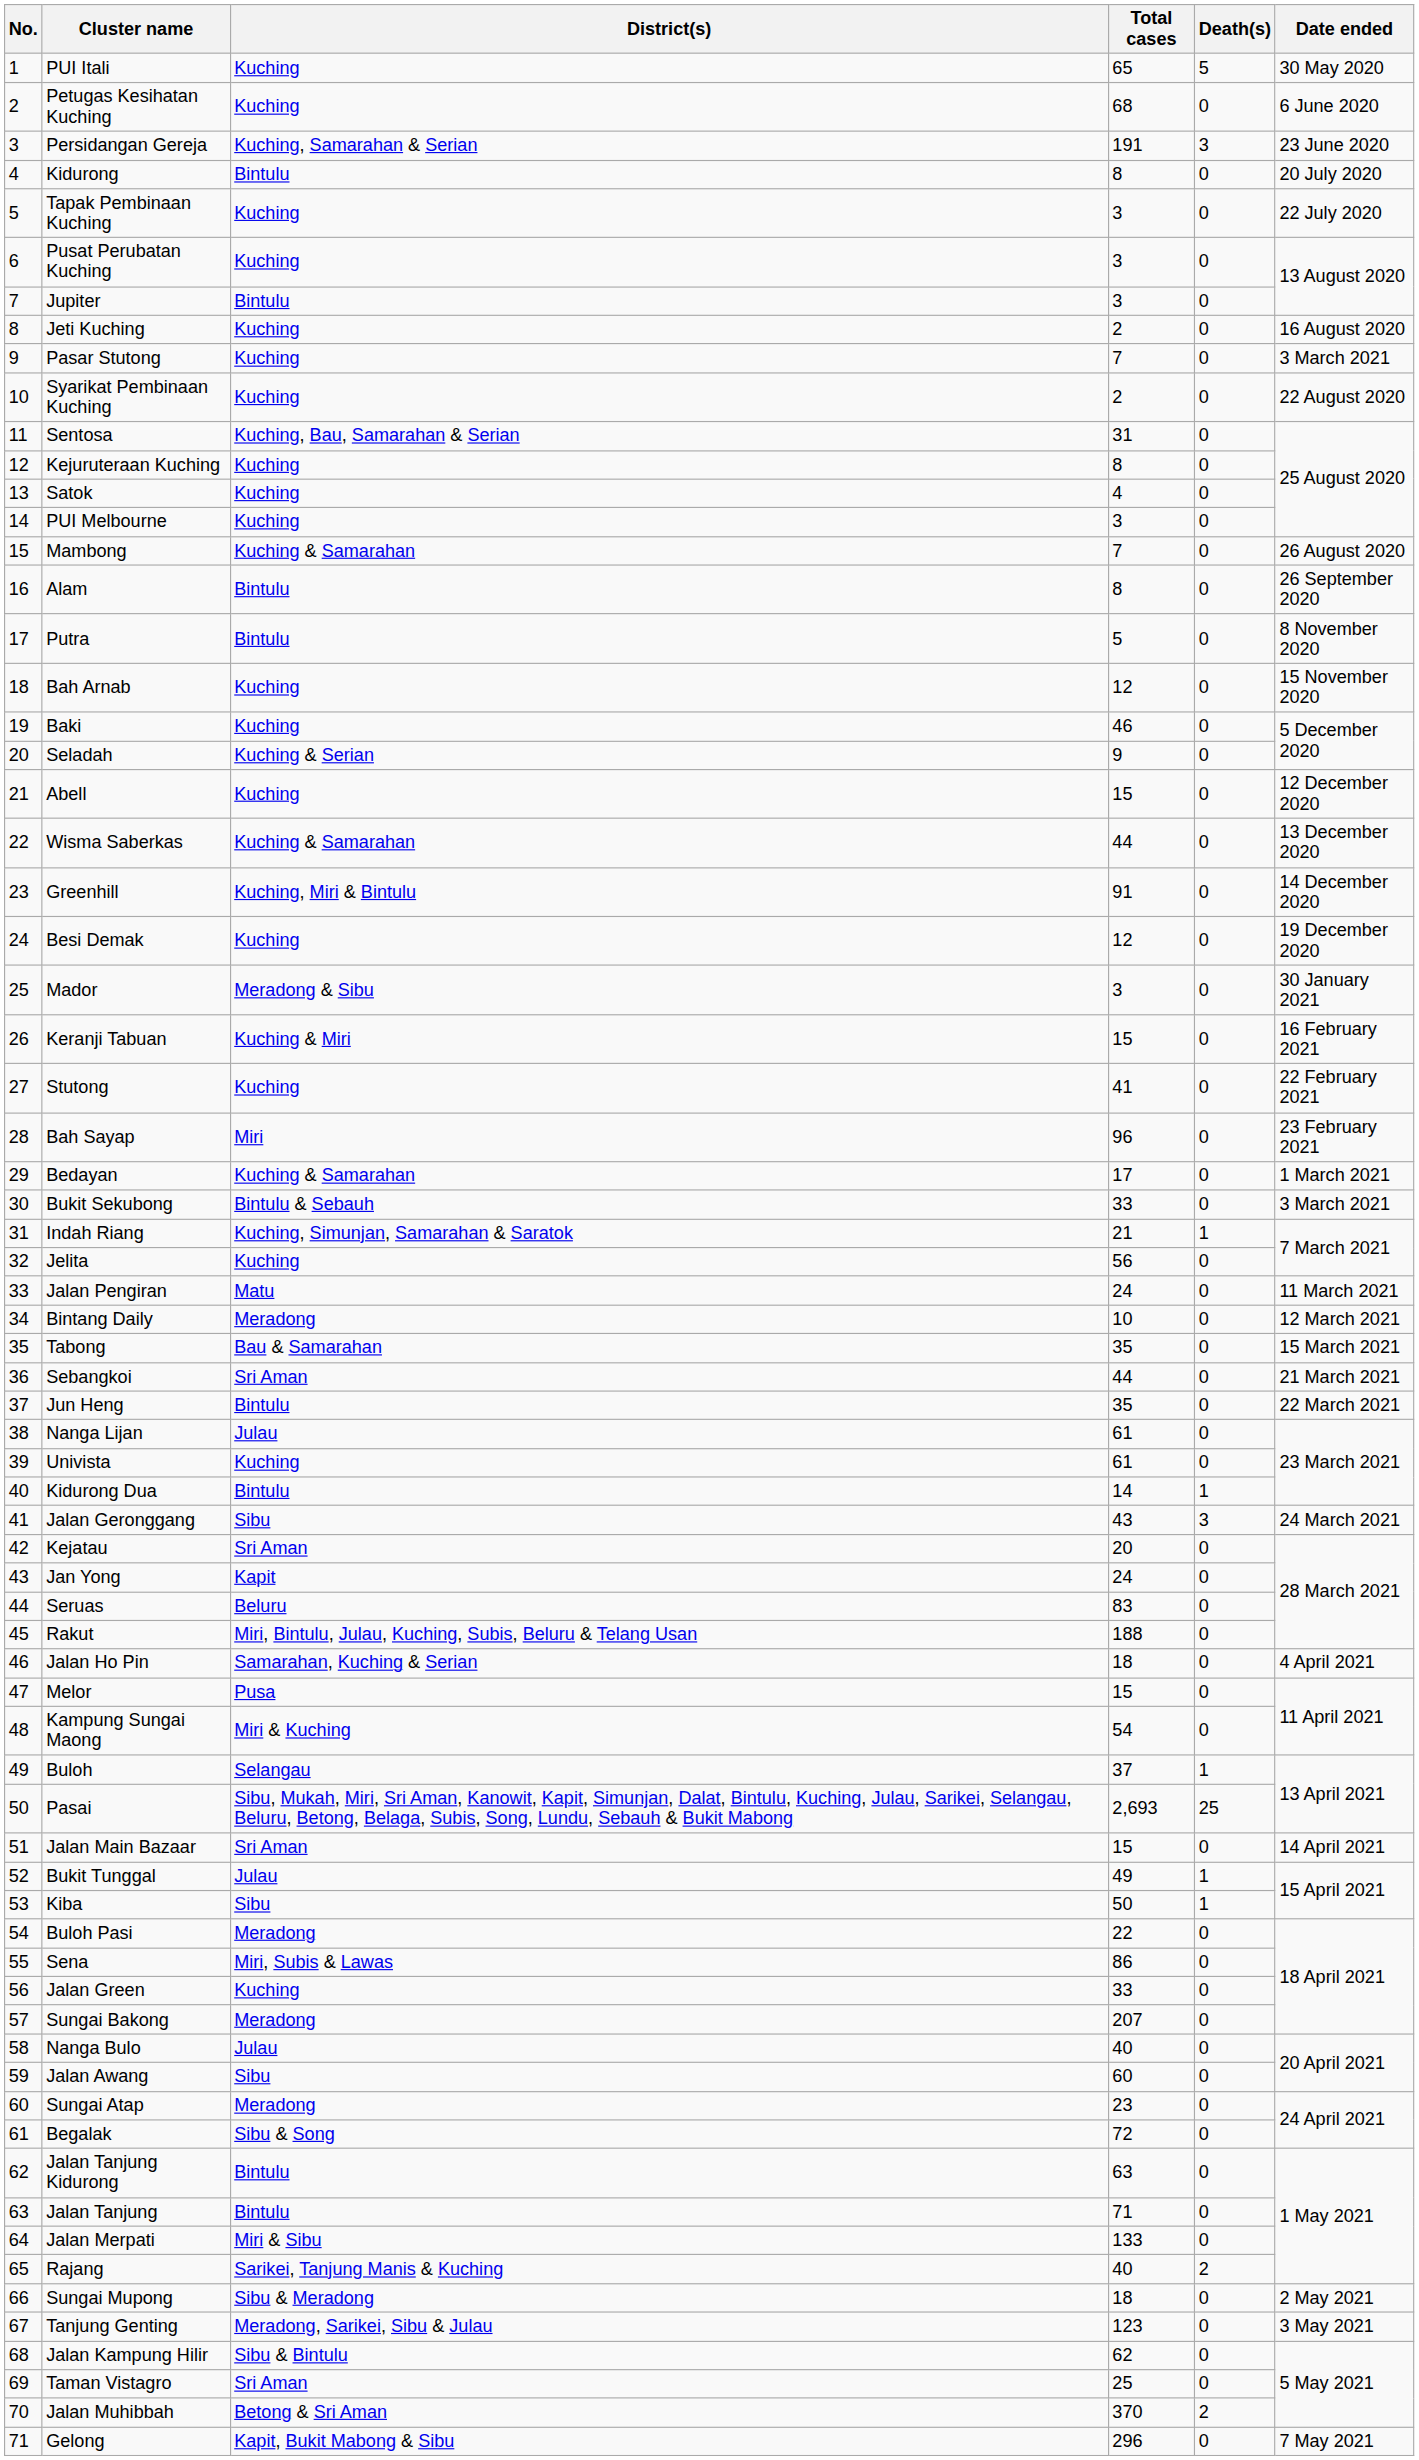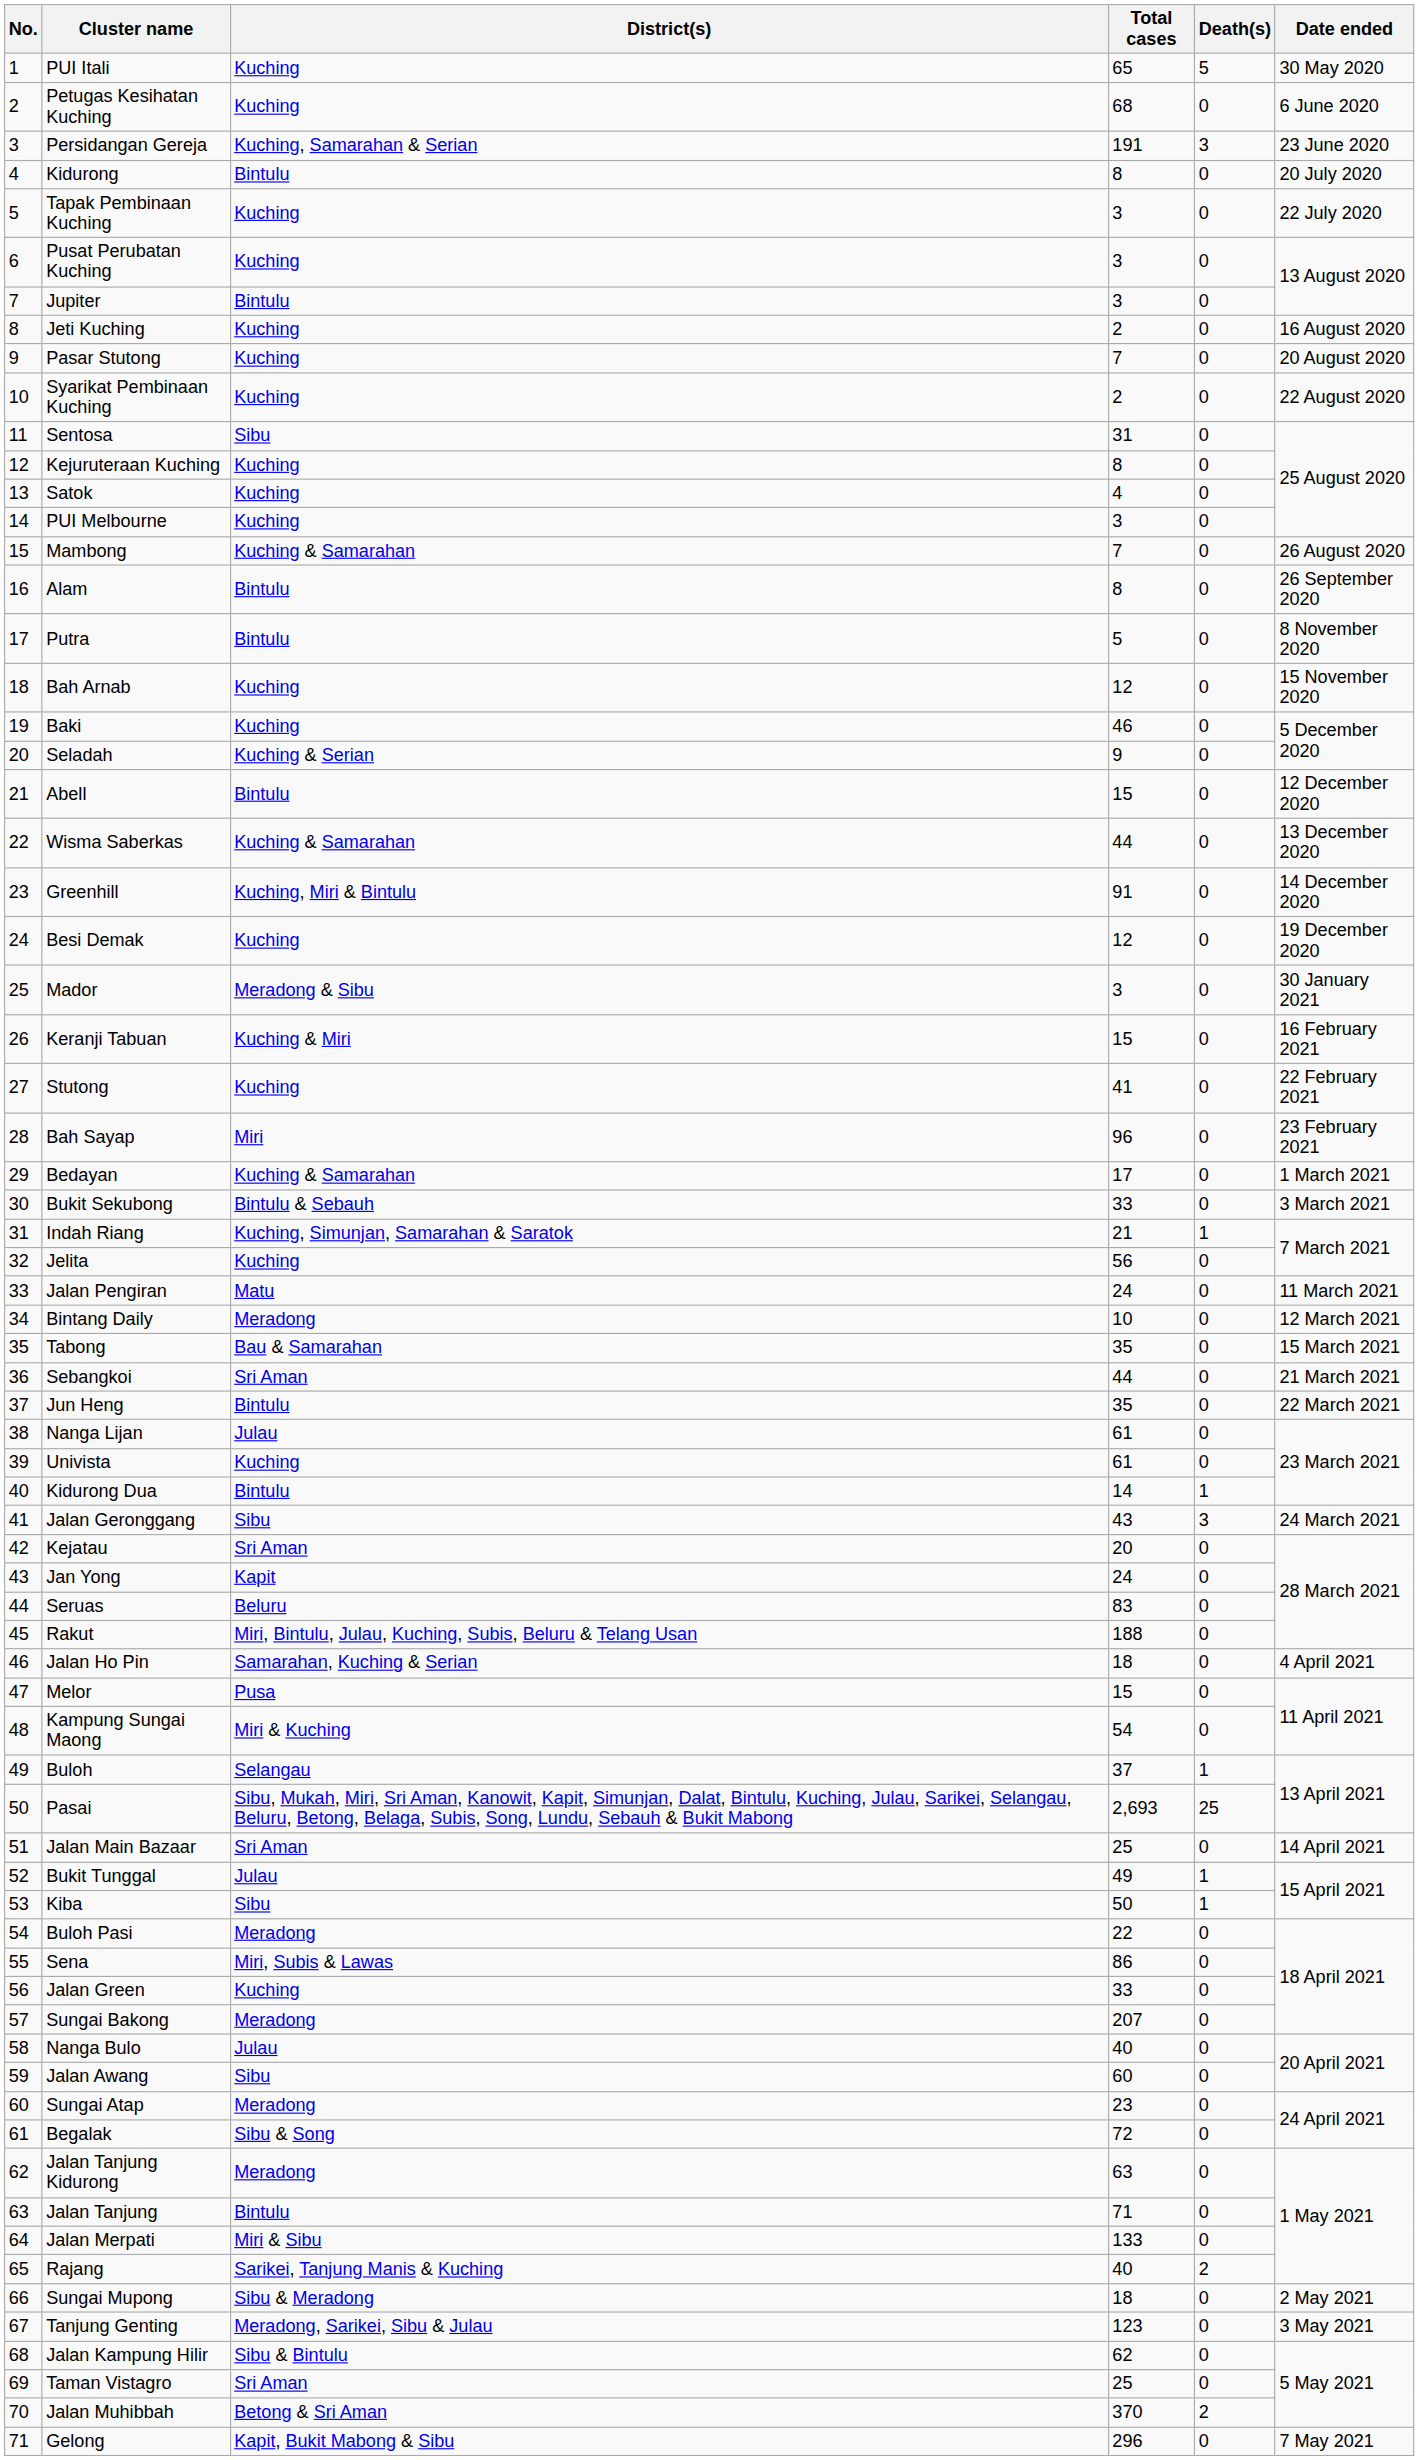(1335, 358) 3 March 2021 -> (1342, 358) 20 August 2020
(377, 435) Kuching, Bau, Samarahan & Serian -> (252, 435) Sibu
(267, 793) Kuching -> (262, 793) Bintulu
(1122, 1847) 15 -> (1122, 1847) 25
(262, 2172) Bintulu -> (275, 2172) Meradong
